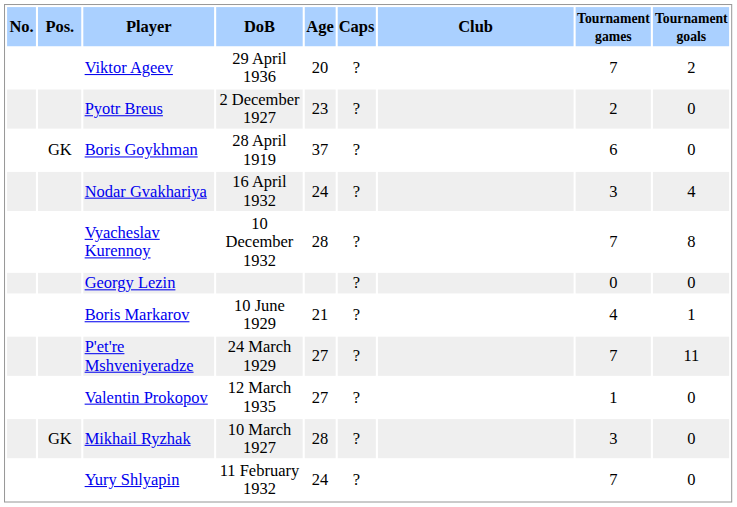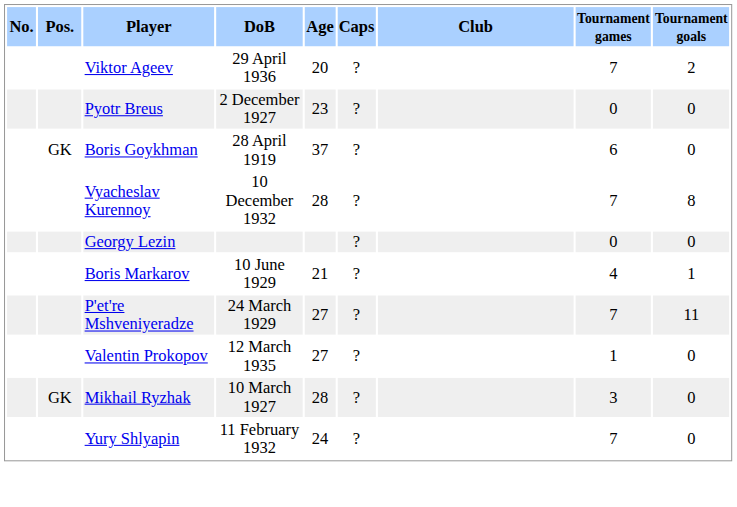(613, 109) 2 -> (613, 109) 0
- row: (146, 191)
